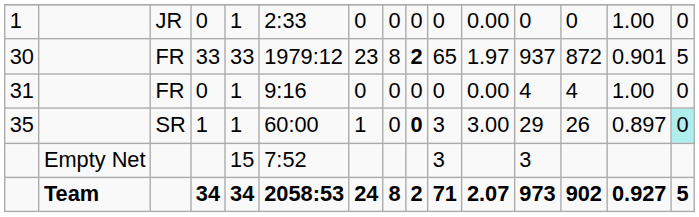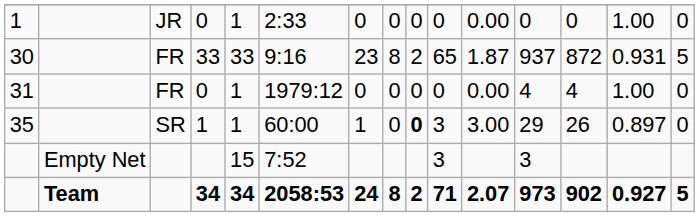(304, 56) 1979:12 -> (285, 56) 9:16
(417, 56) bold -> (417, 56) normal
(488, 56) 1.97 -> (488, 56) 1.87
(639, 56) 0.901 -> (639, 56) 0.931
(285, 90) 9:16 -> (304, 90) 1979:12
(683, 125) paleturquoise background -> (683, 125) no background
